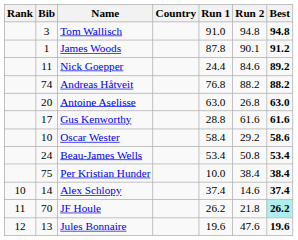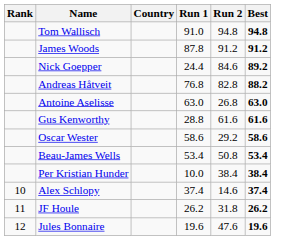- column: (47, 13)
(250, 48) 90.1 -> (228, 48) 91.2
(250, 84) 88.2 -> (228, 84) 82.8
(216, 137) 58.4 -> (194, 137) 58.6
(250, 208) 21.8 -> (228, 208) 31.8
(280, 208) paleturquoise background -> (258, 208) no background
